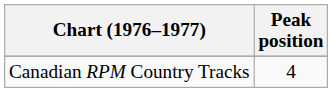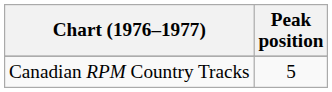(291, 71) 4 -> (291, 71) 5
